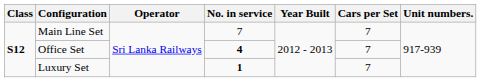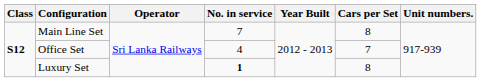(368, 31) 7 -> (368, 31) 8
(240, 49) bold -> (240, 49) normal
(368, 67) 7 -> (368, 67) 8
